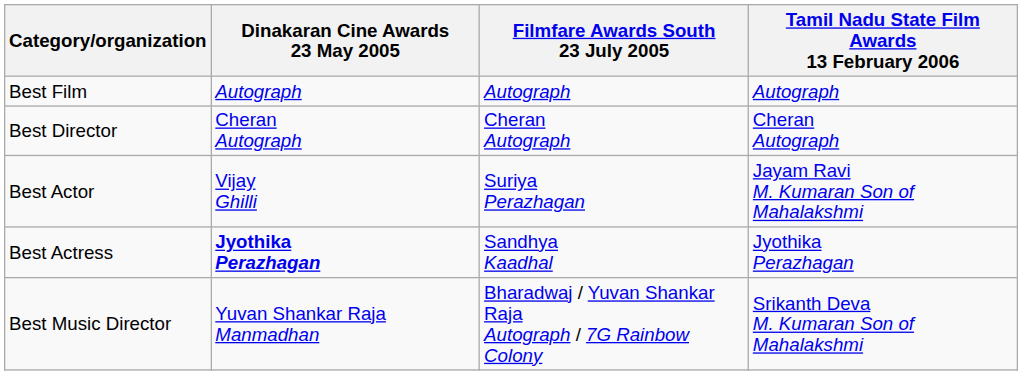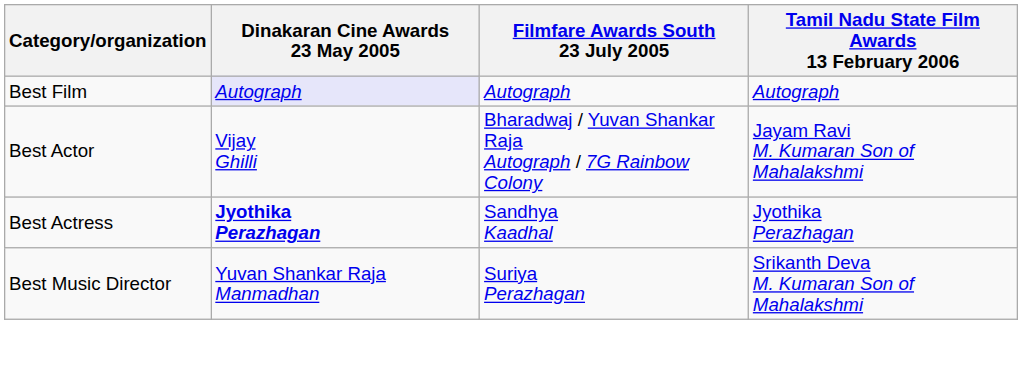(258, 91) no background -> (258, 91) lavender background
- row: (63, 131)
(535, 192) Suriya Perazhagan -> (599, 152) Bharadwaj / Yuvan Shankar Raja Autograph / 7G Rainbow Colony
(599, 324) Bharadwaj / Yuvan Shankar Raja Autograph / 7G Rainbow Colony -> (535, 284) Suriya Perazhagan
